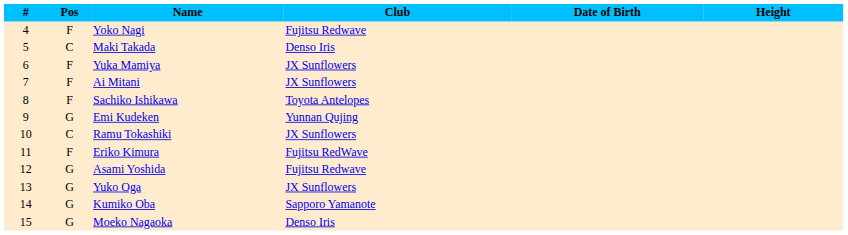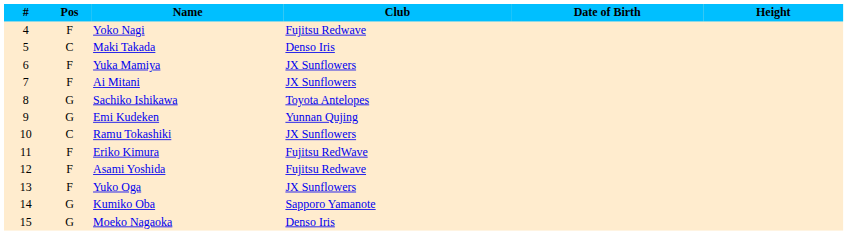(70, 99) F -> (70, 99) G
(70, 169) G -> (70, 169) F
(70, 187) G -> (70, 187) F
